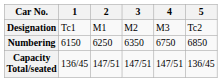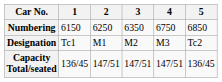rows swapped: (32, 27) <-> (32, 43)
